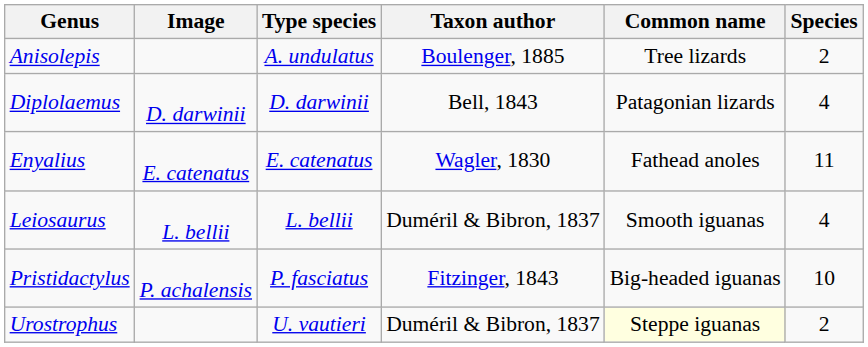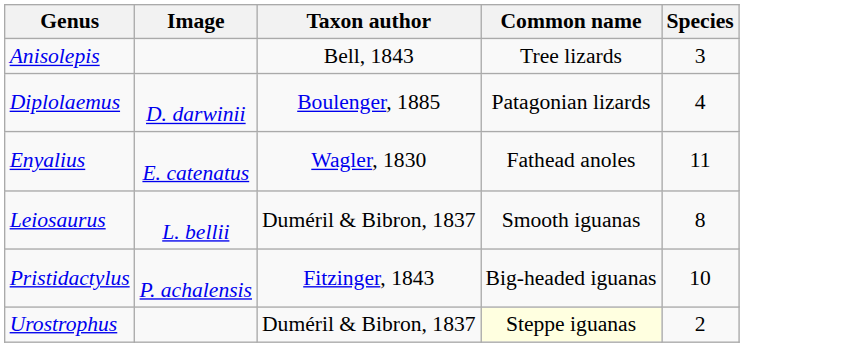- column: (319, 21)
(493, 55) Boulenger, 1885 -> (369, 55) Bell, 1843
(824, 55) 2 -> (700, 55) 3
(493, 102) Bell, 1843 -> (369, 102) Boulenger, 1885
(824, 219) 4 -> (700, 219) 8
